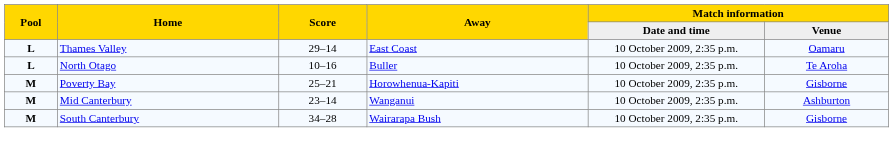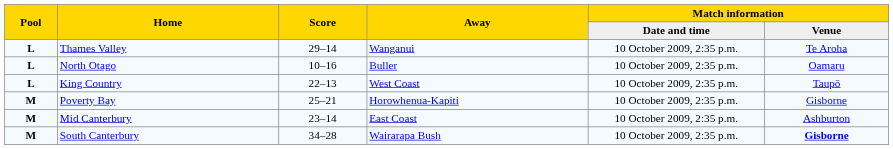(393, 48) East Coast -> (392, 48) Wanganui
(827, 48) Oamaru -> (827, 48) Te Aroha
(827, 65) Te Aroha -> (827, 65) Oamaru
+ row: (91, 83)
(392, 100) Wanganui -> (393, 118) East Coast
(827, 118) normal -> (827, 135) bold
